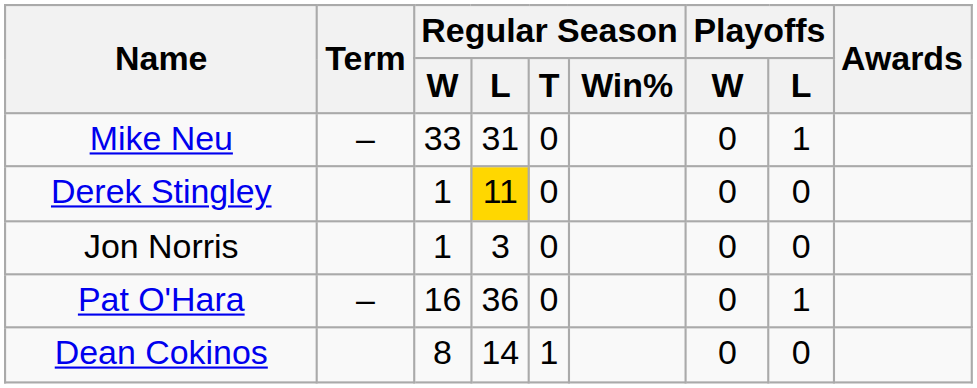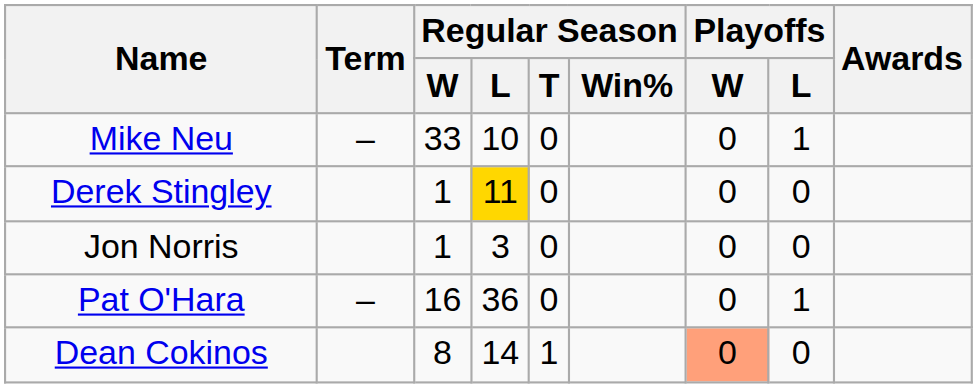(500, 138) 31 -> (500, 138) 10
(727, 354) no background -> (727, 354) lightsalmon background
